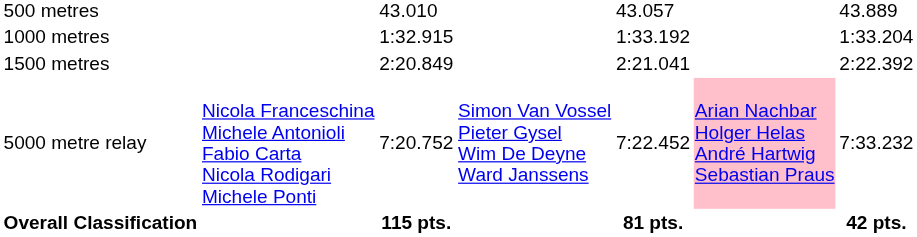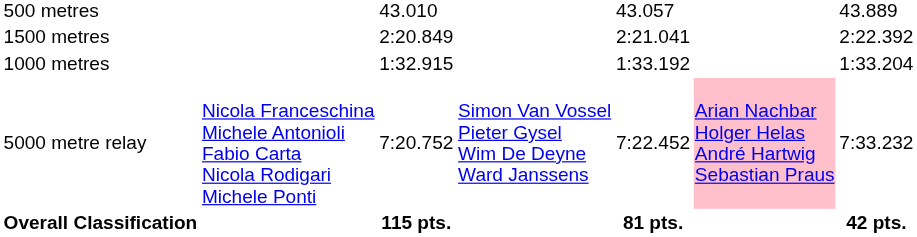rows swapped: (56, 37) <-> (56, 63)
